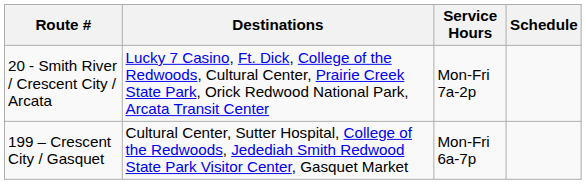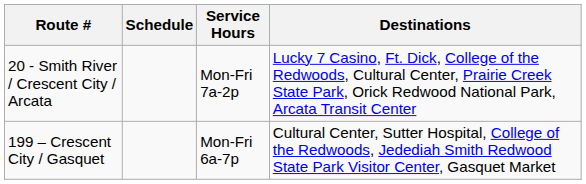columns swapped: (278, 25) <-> (544, 25)
